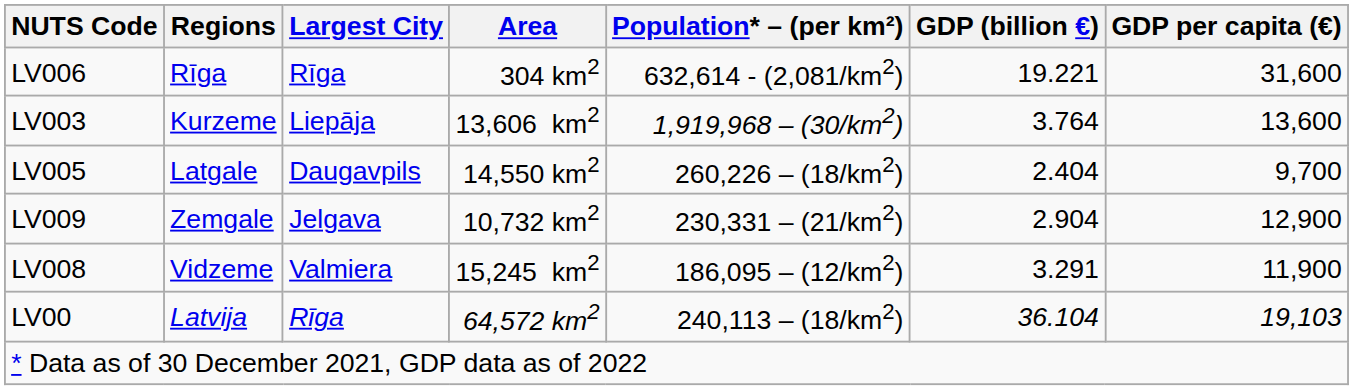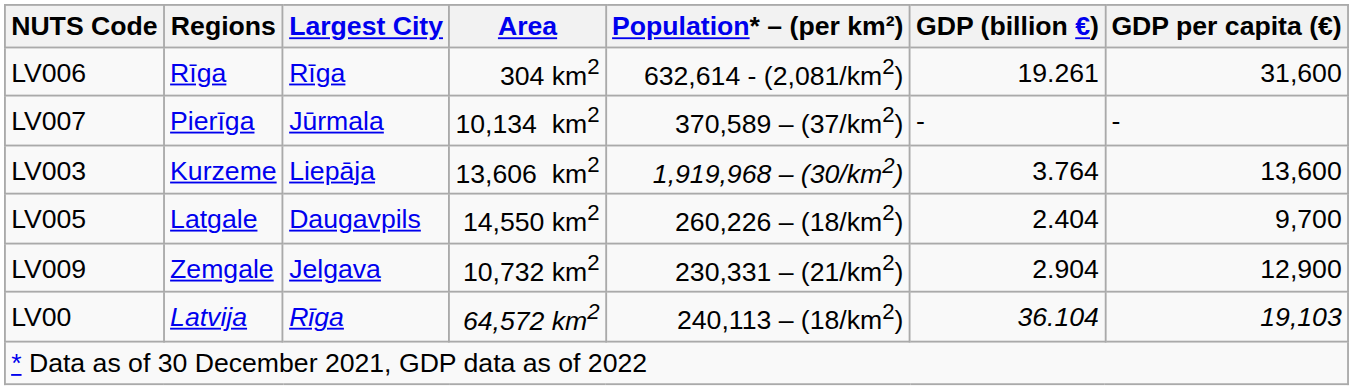(1058, 72) 19.221 -> (1058, 72) 19.261
+ row: (49, 121)
- row: (49, 268)
